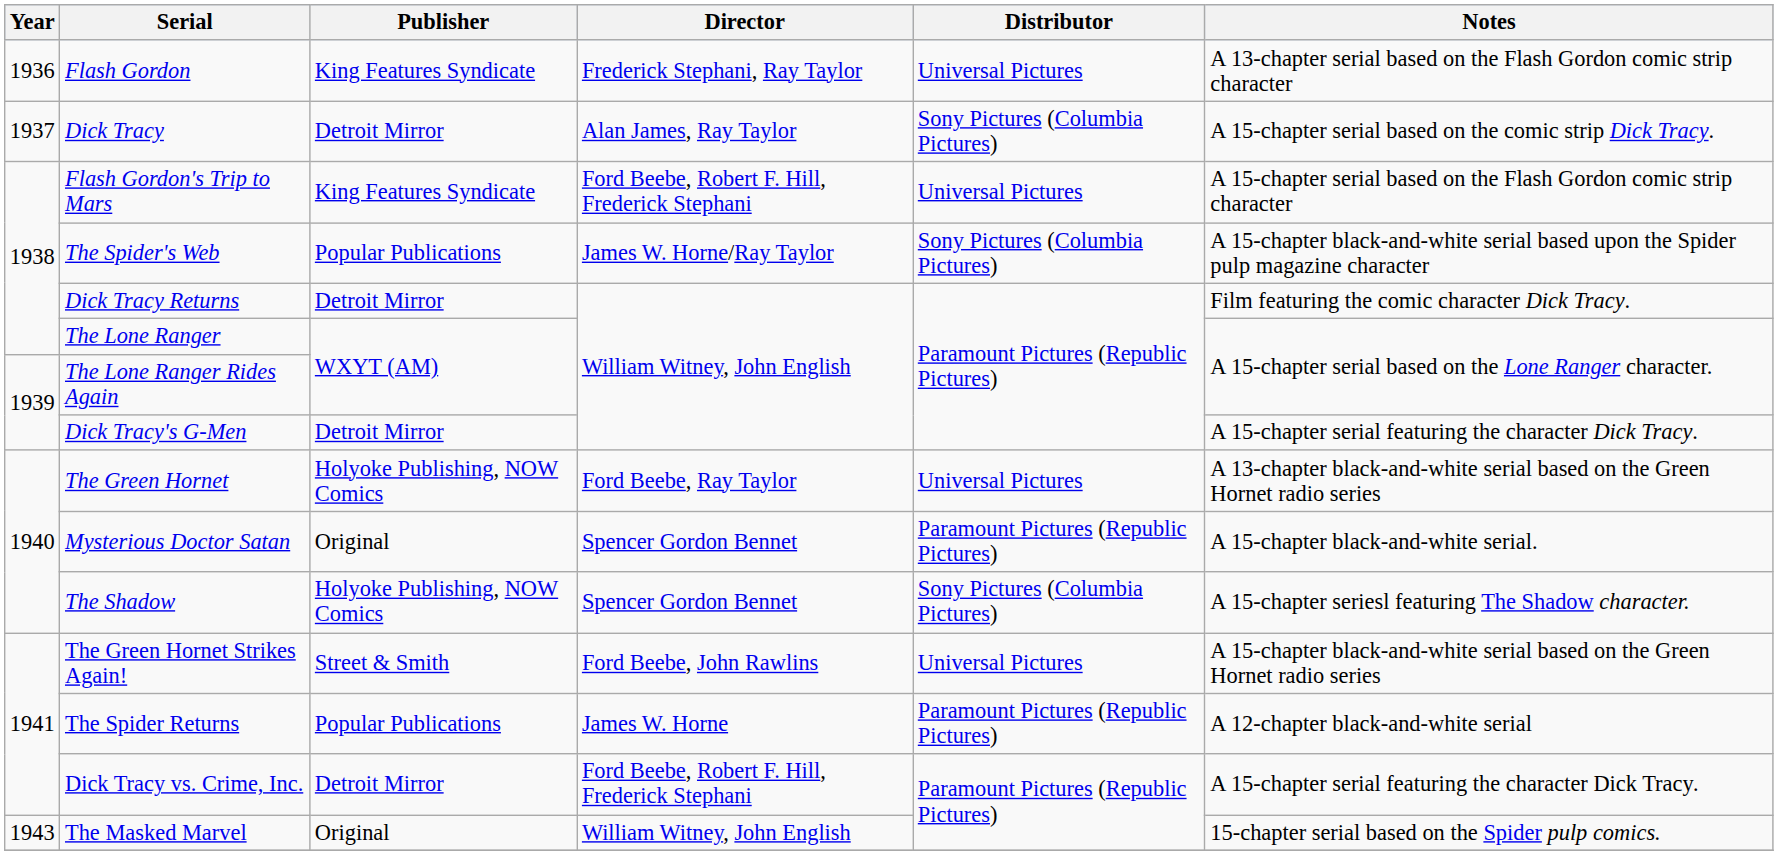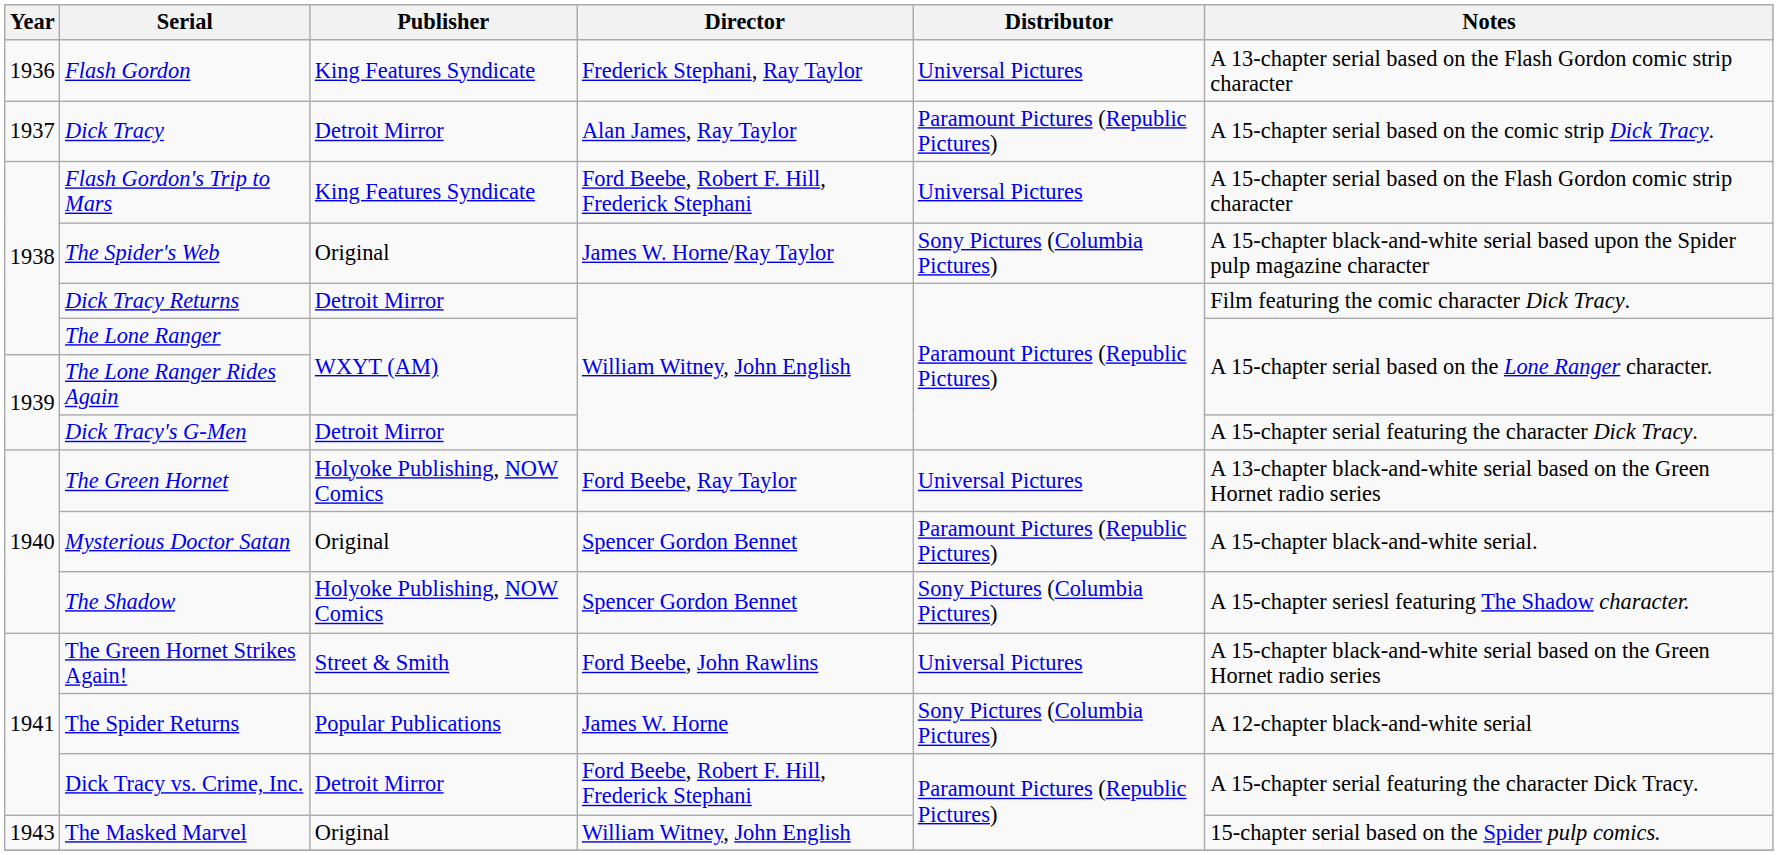(1030, 131) Sony Pictures (Columbia Pictures) -> (1052, 131) Paramount Pictures (Republic Pictures)
(408, 252) Popular Publications -> (352, 252) Original
(1052, 723) Paramount Pictures (Republic Pictures) -> (1030, 723) Sony Pictures (Columbia Pictures)
